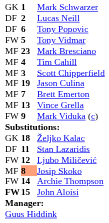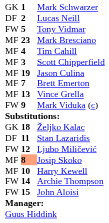- row: (63, 29)
+ row: (62, 170)
(12, 192) bold -> (12, 192) normal
